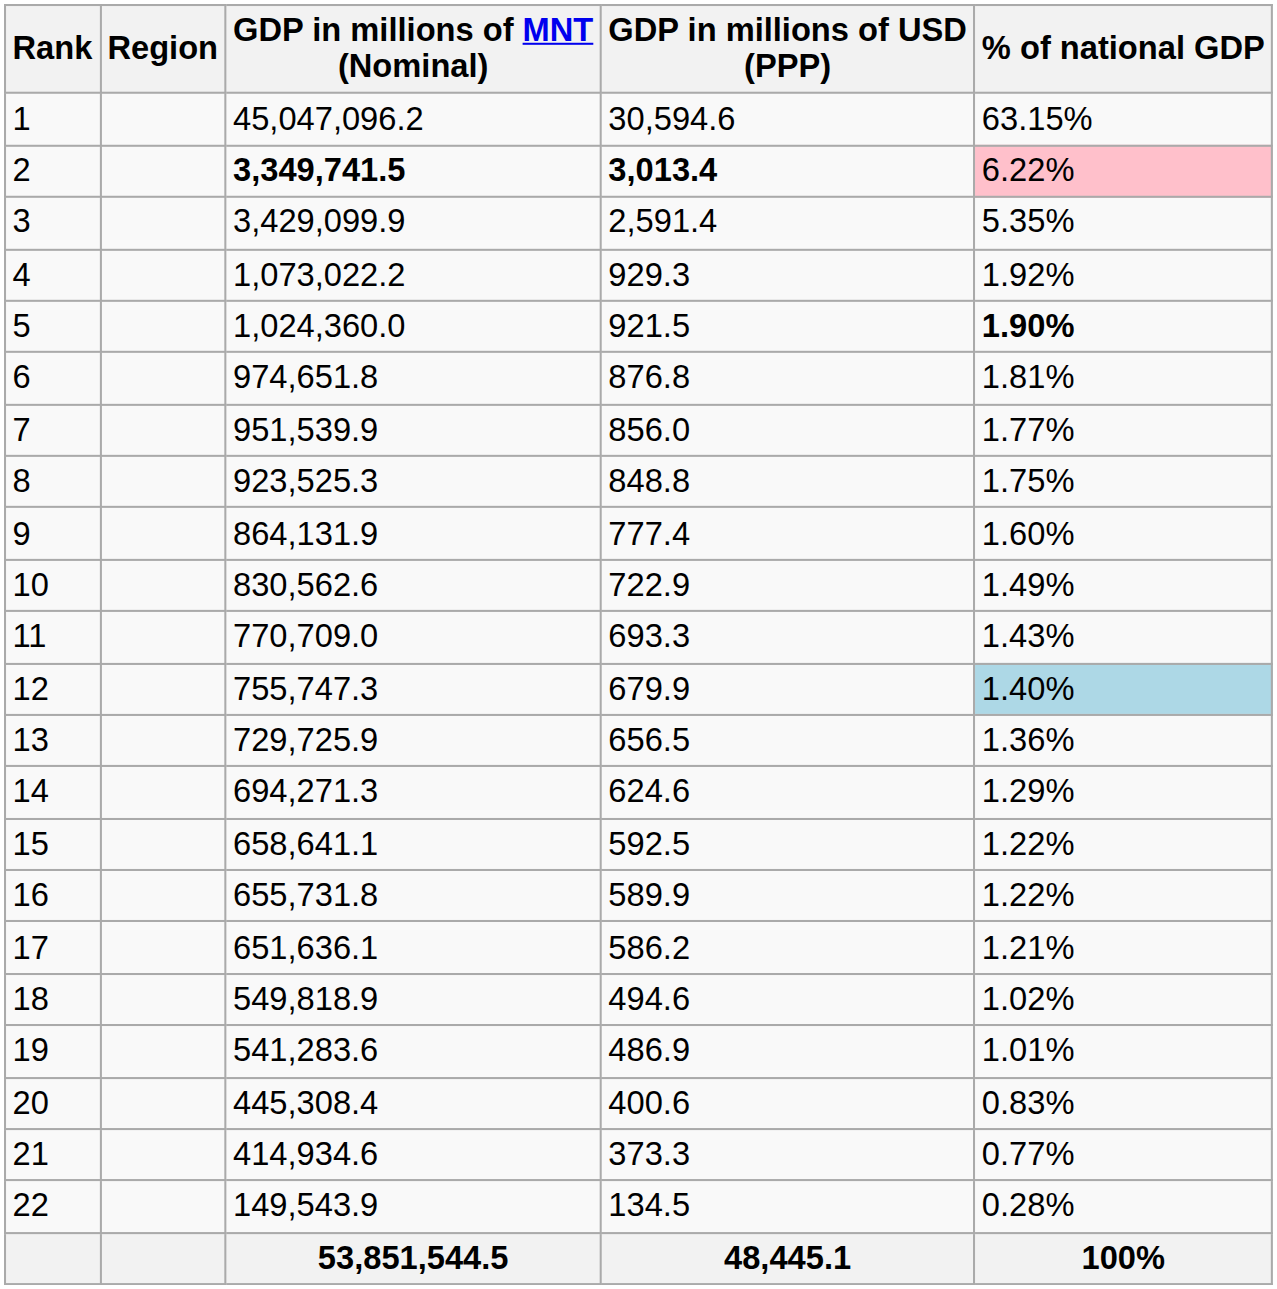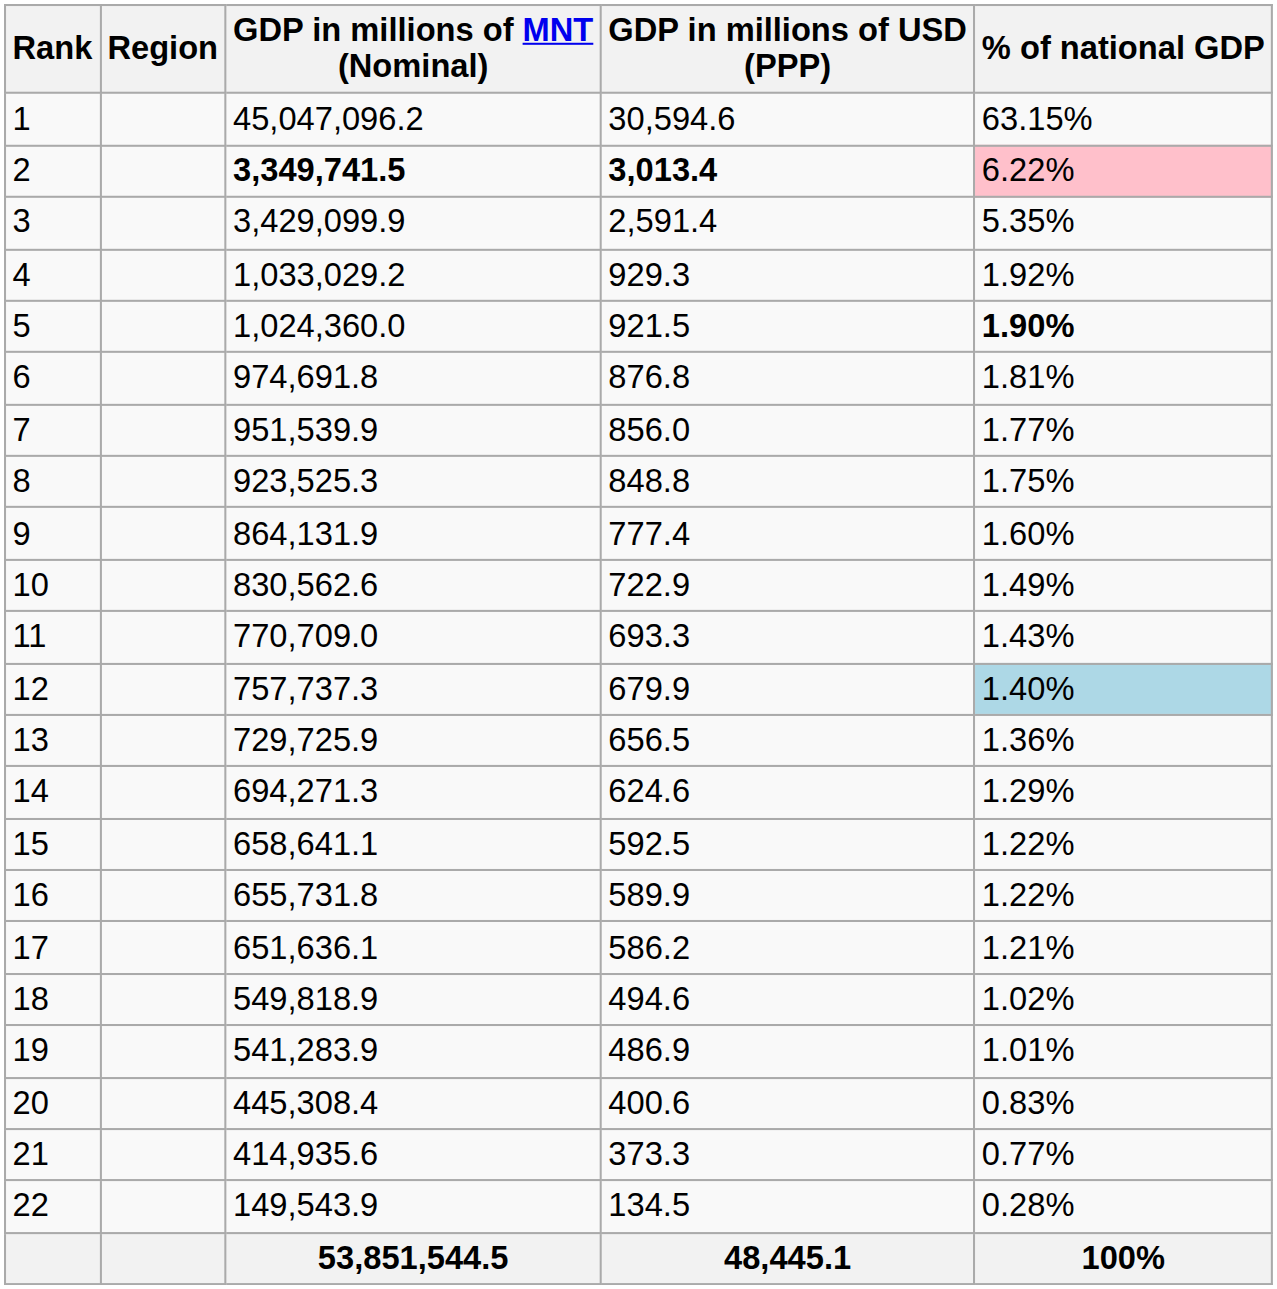(319, 274) 1,073,022.2 -> (319, 274) 1,033,029.2
(306, 377) 974,651.8 -> (306, 377) 974,691.8
(306, 688) 755,747.3 -> (306, 688) 757,737.3
(306, 1050) 541,283.6 -> (306, 1050) 541,283.9
(306, 1154) 414,934.6 -> (306, 1154) 414,935.6
